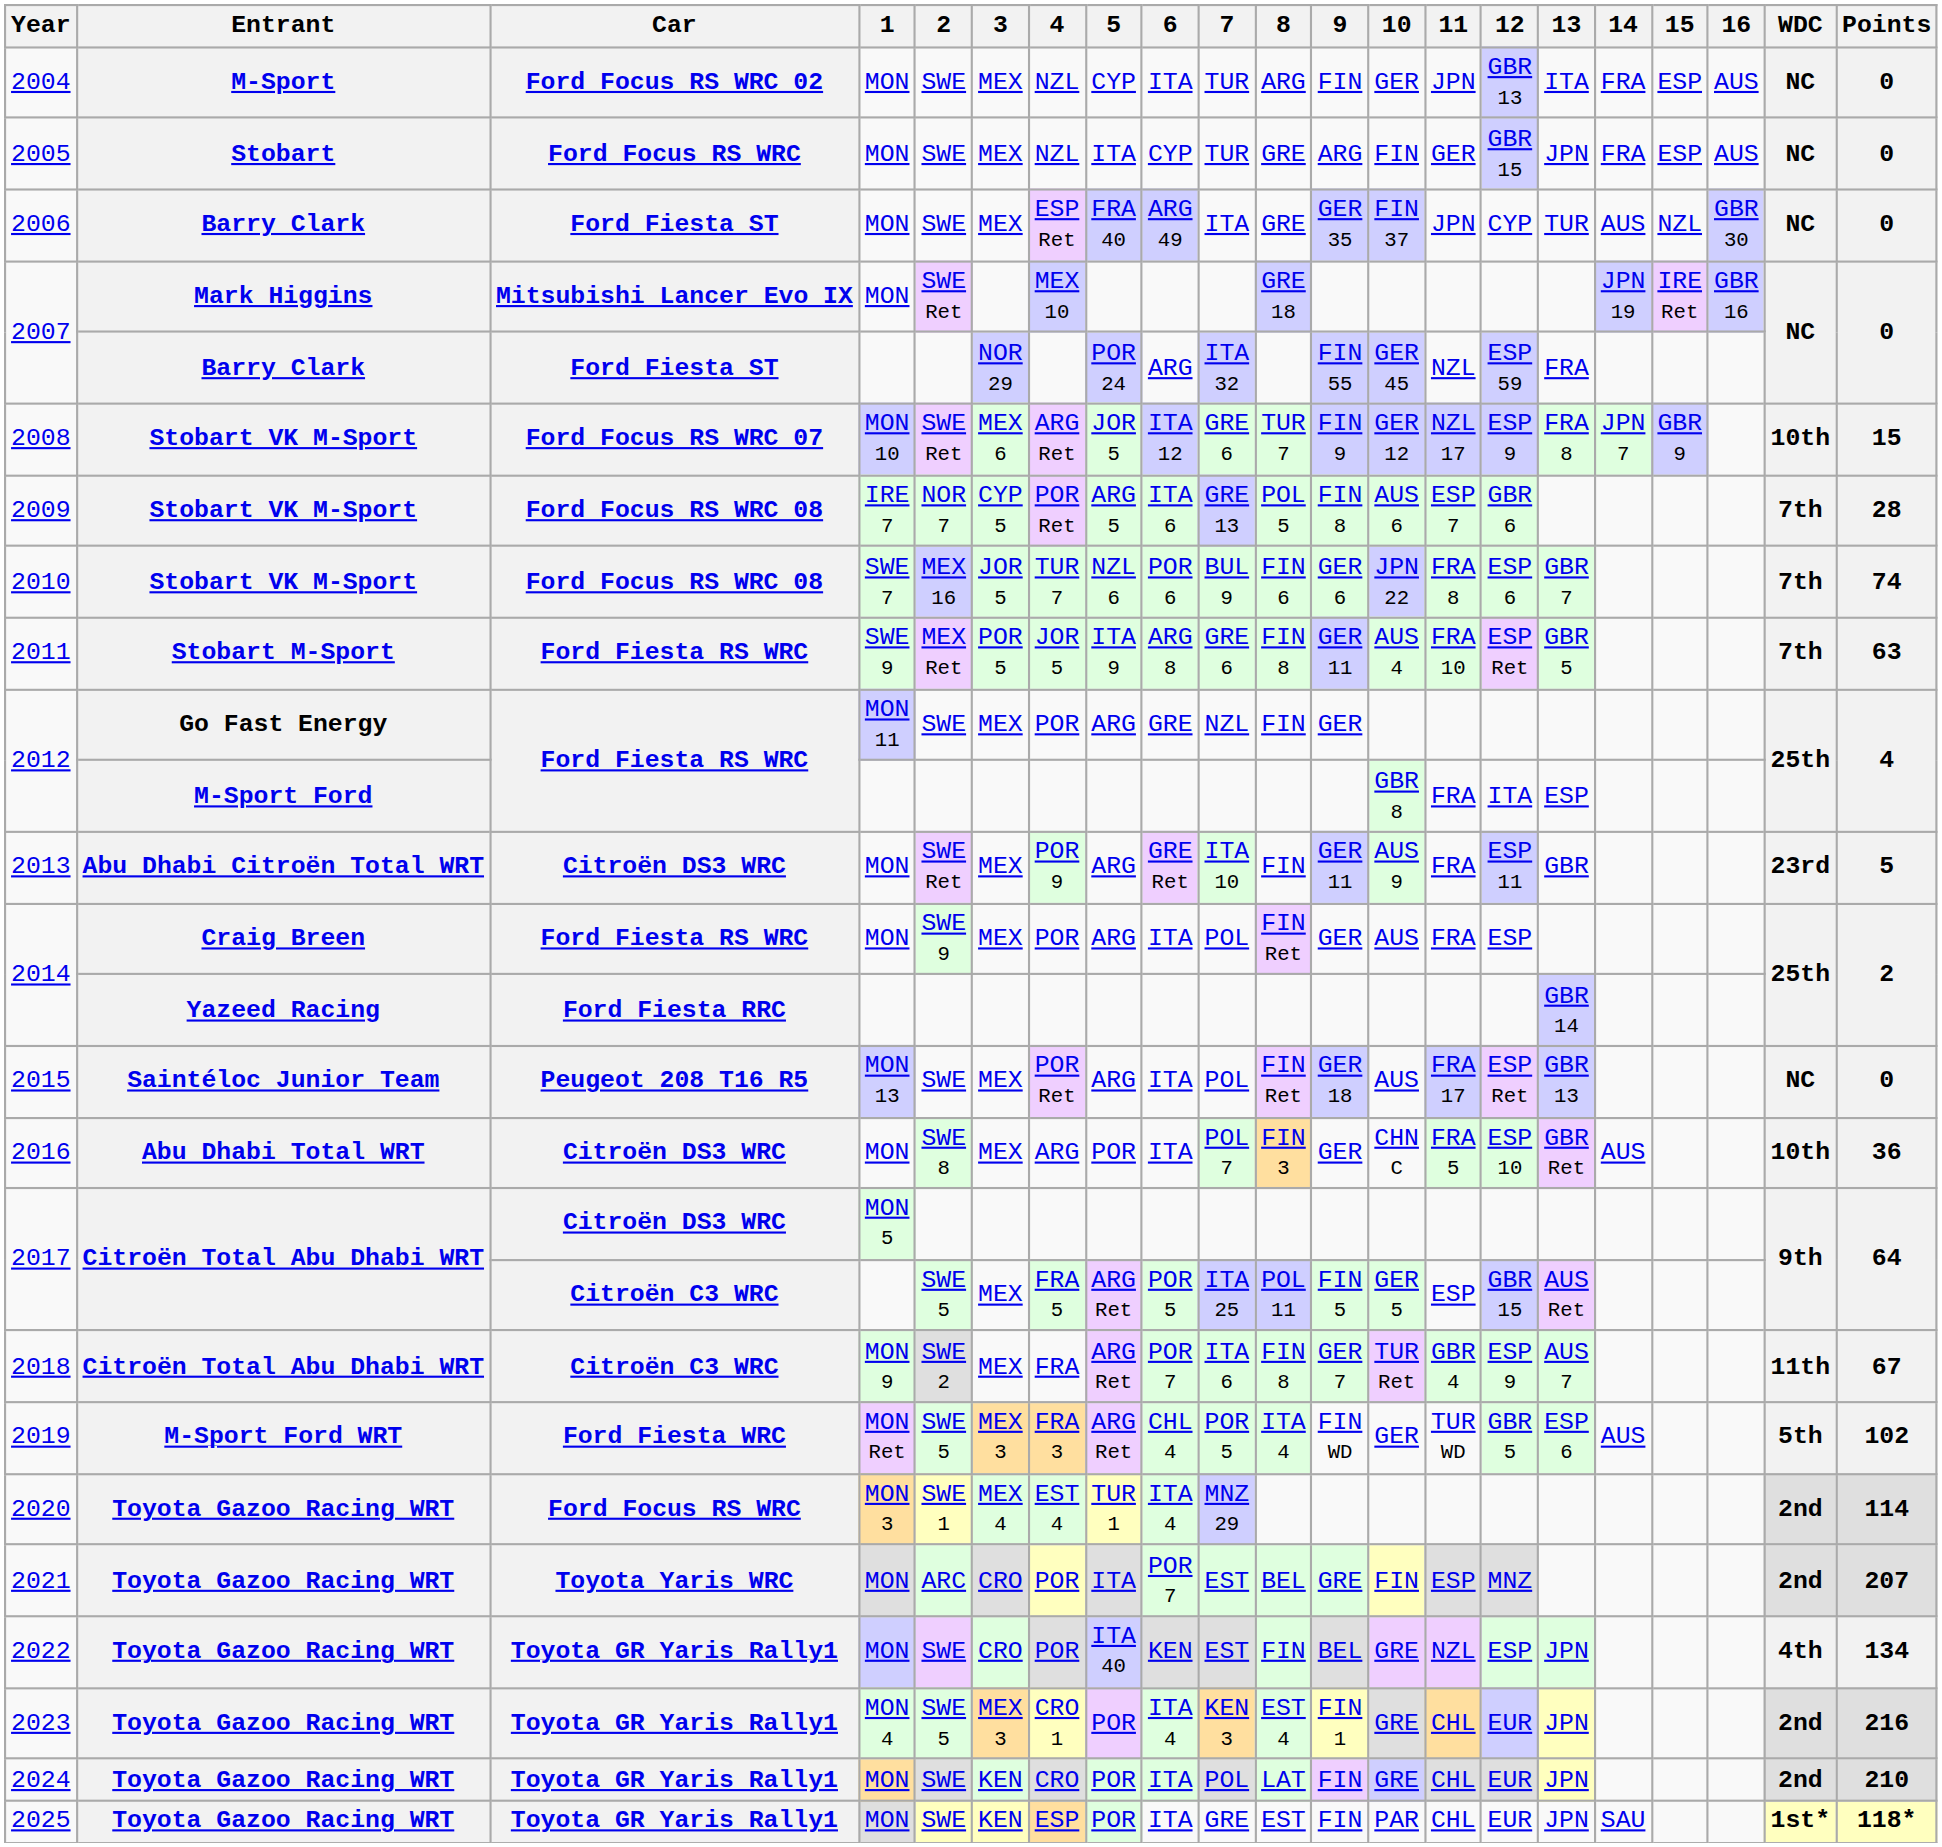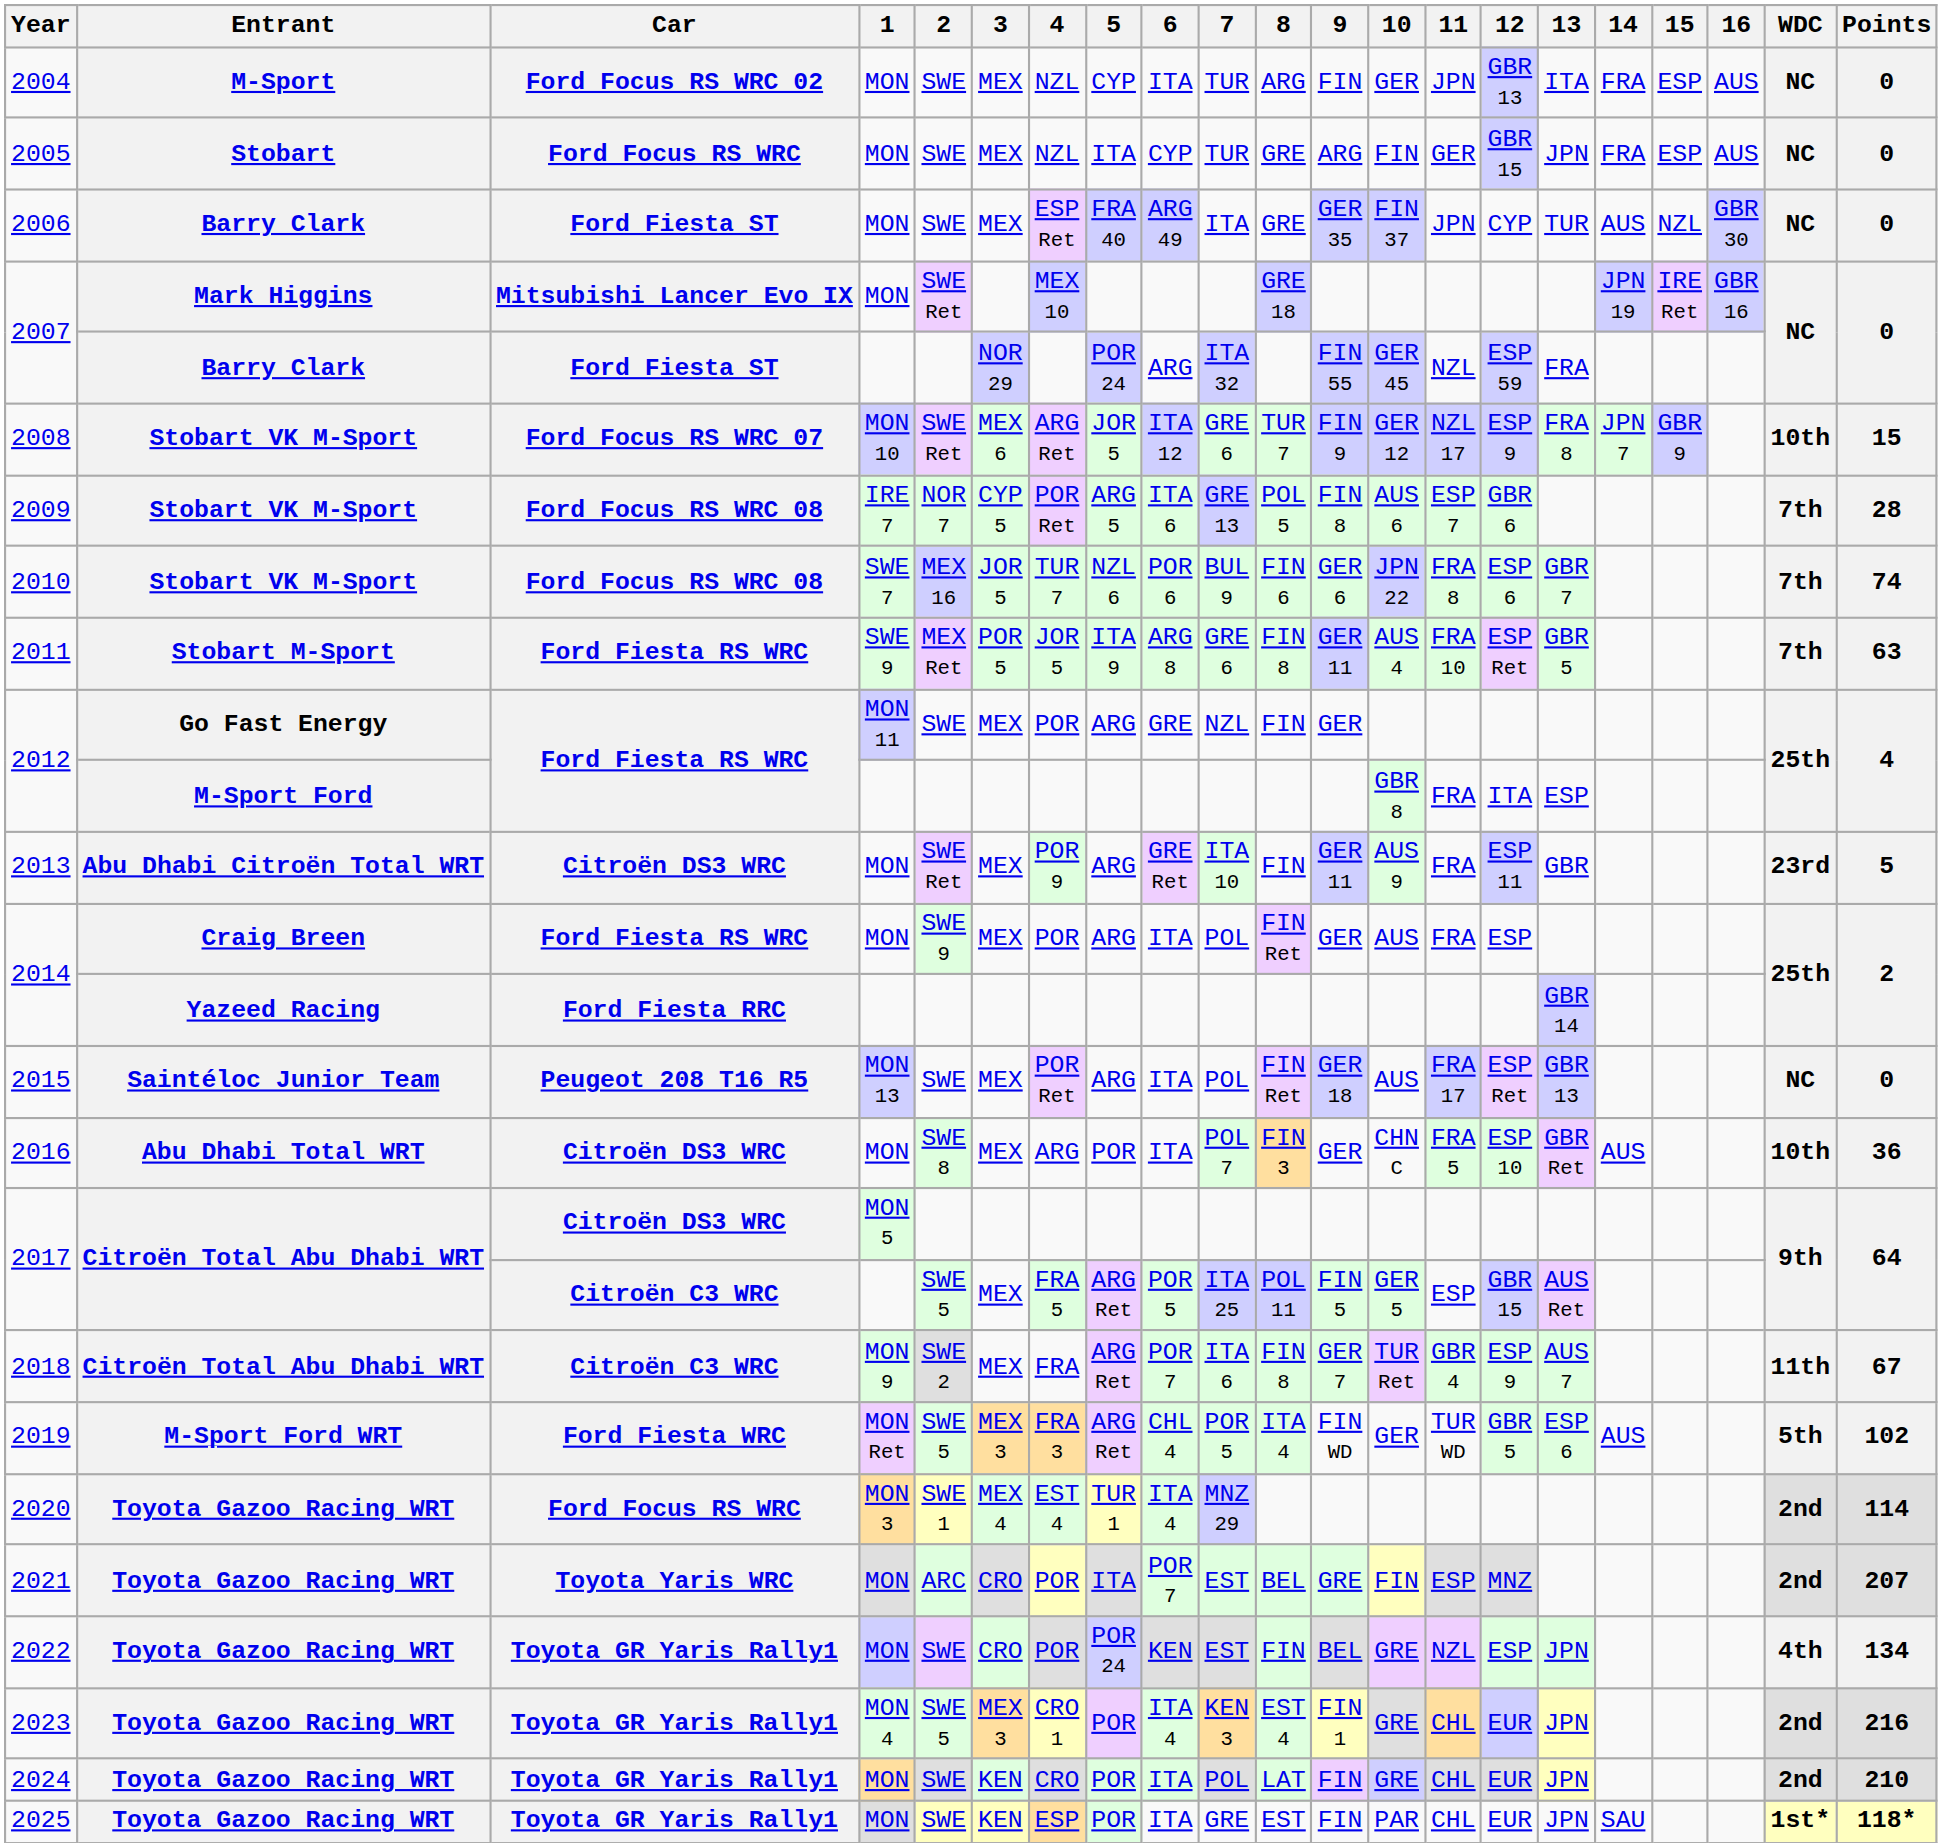(1114, 1651) ITA 40 -> (1114, 1651) POR 24
